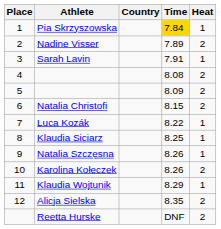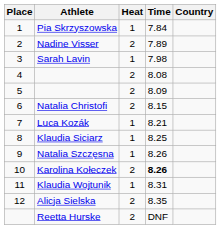columns swapped: (141, 12) <-> (202, 12)
(174, 28) gold background -> (157, 28) no background
(174, 59) 7.91 -> (157, 59) 7.98
(174, 122) 8.22 -> (157, 122) 8.21
(174, 169) normal -> (157, 169) bold
(174, 185) 8.29 -> (157, 185) 8.31
